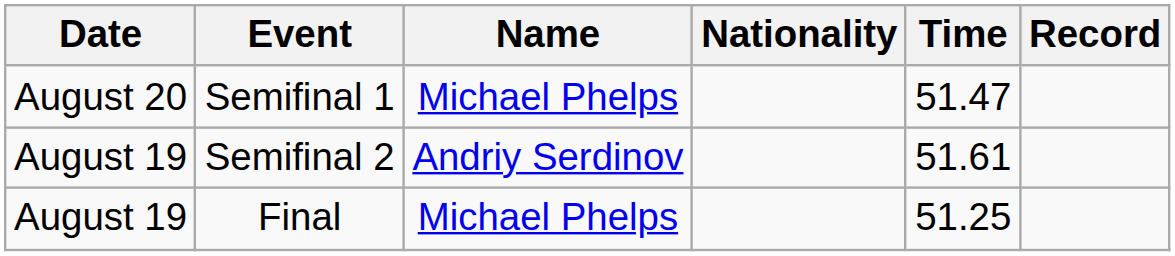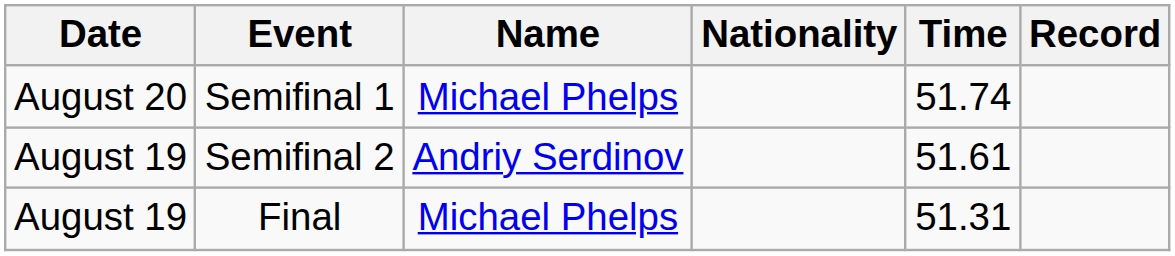(963, 95) 51.47 -> (963, 95) 51.74
(963, 217) 51.25 -> (963, 217) 51.31
